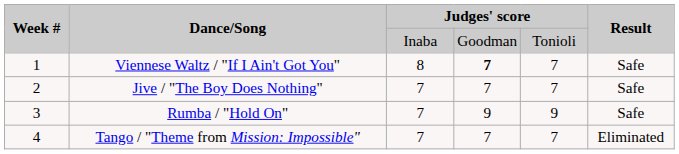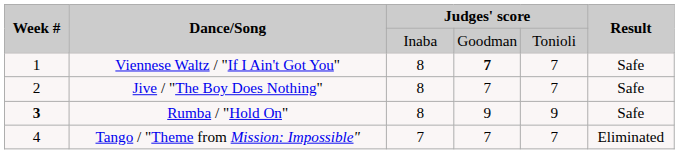(420, 88) 7 -> (420, 88) 8
(37, 112) normal -> (37, 112) bold
(420, 112) 7 -> (420, 112) 8
